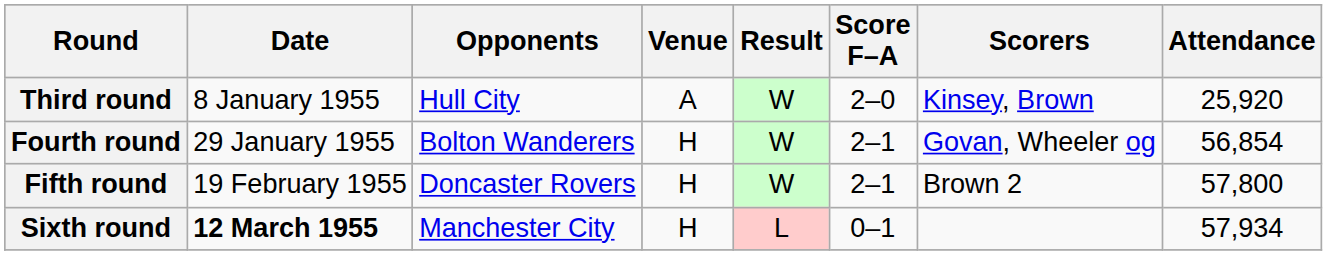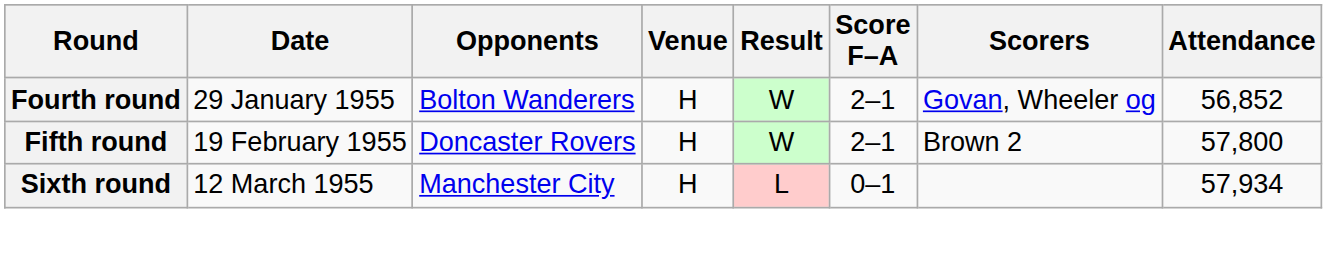- row: (96, 99)
(1242, 142) 56,854 -> (1242, 99) 56,852
(286, 227) bold -> (283, 185) normal
